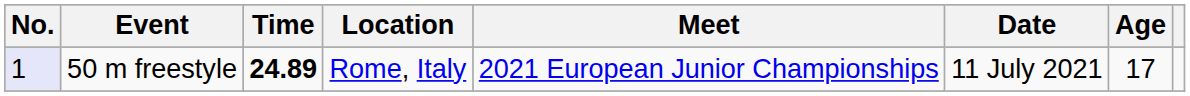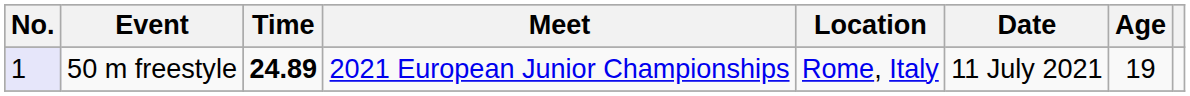columns swapped: (709, 25) <-> (398, 25)
(1141, 68) 17 -> (1141, 68) 19
